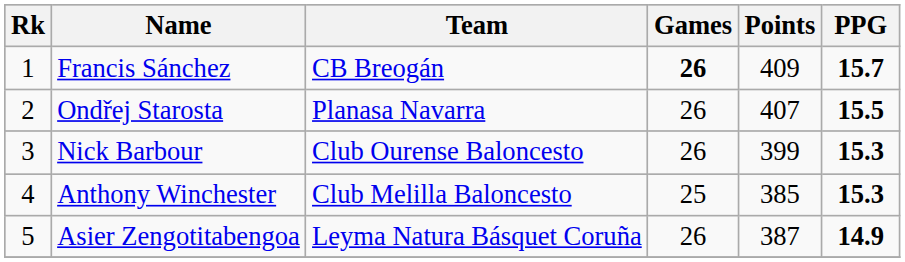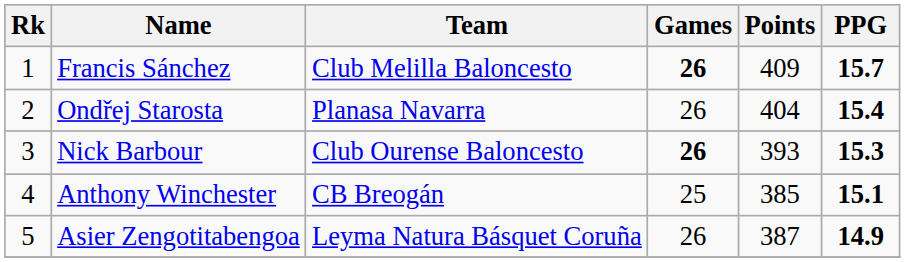(378, 67) CB Breogán -> (442, 67) Club Melilla Baloncesto
(780, 109) 407 -> (780, 109) 404
(861, 109) 15.5 -> (861, 109) 15.4
(693, 151) normal -> (693, 151) bold
(780, 151) 399 -> (780, 151) 393
(442, 194) Club Melilla Baloncesto -> (378, 194) CB Breogán
(861, 194) 15.3 -> (861, 194) 15.1
